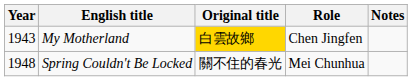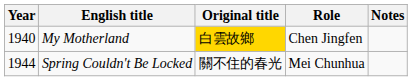(22, 38) 1943 -> (22, 38) 1940
(22, 63) 1948 -> (22, 63) 1944
